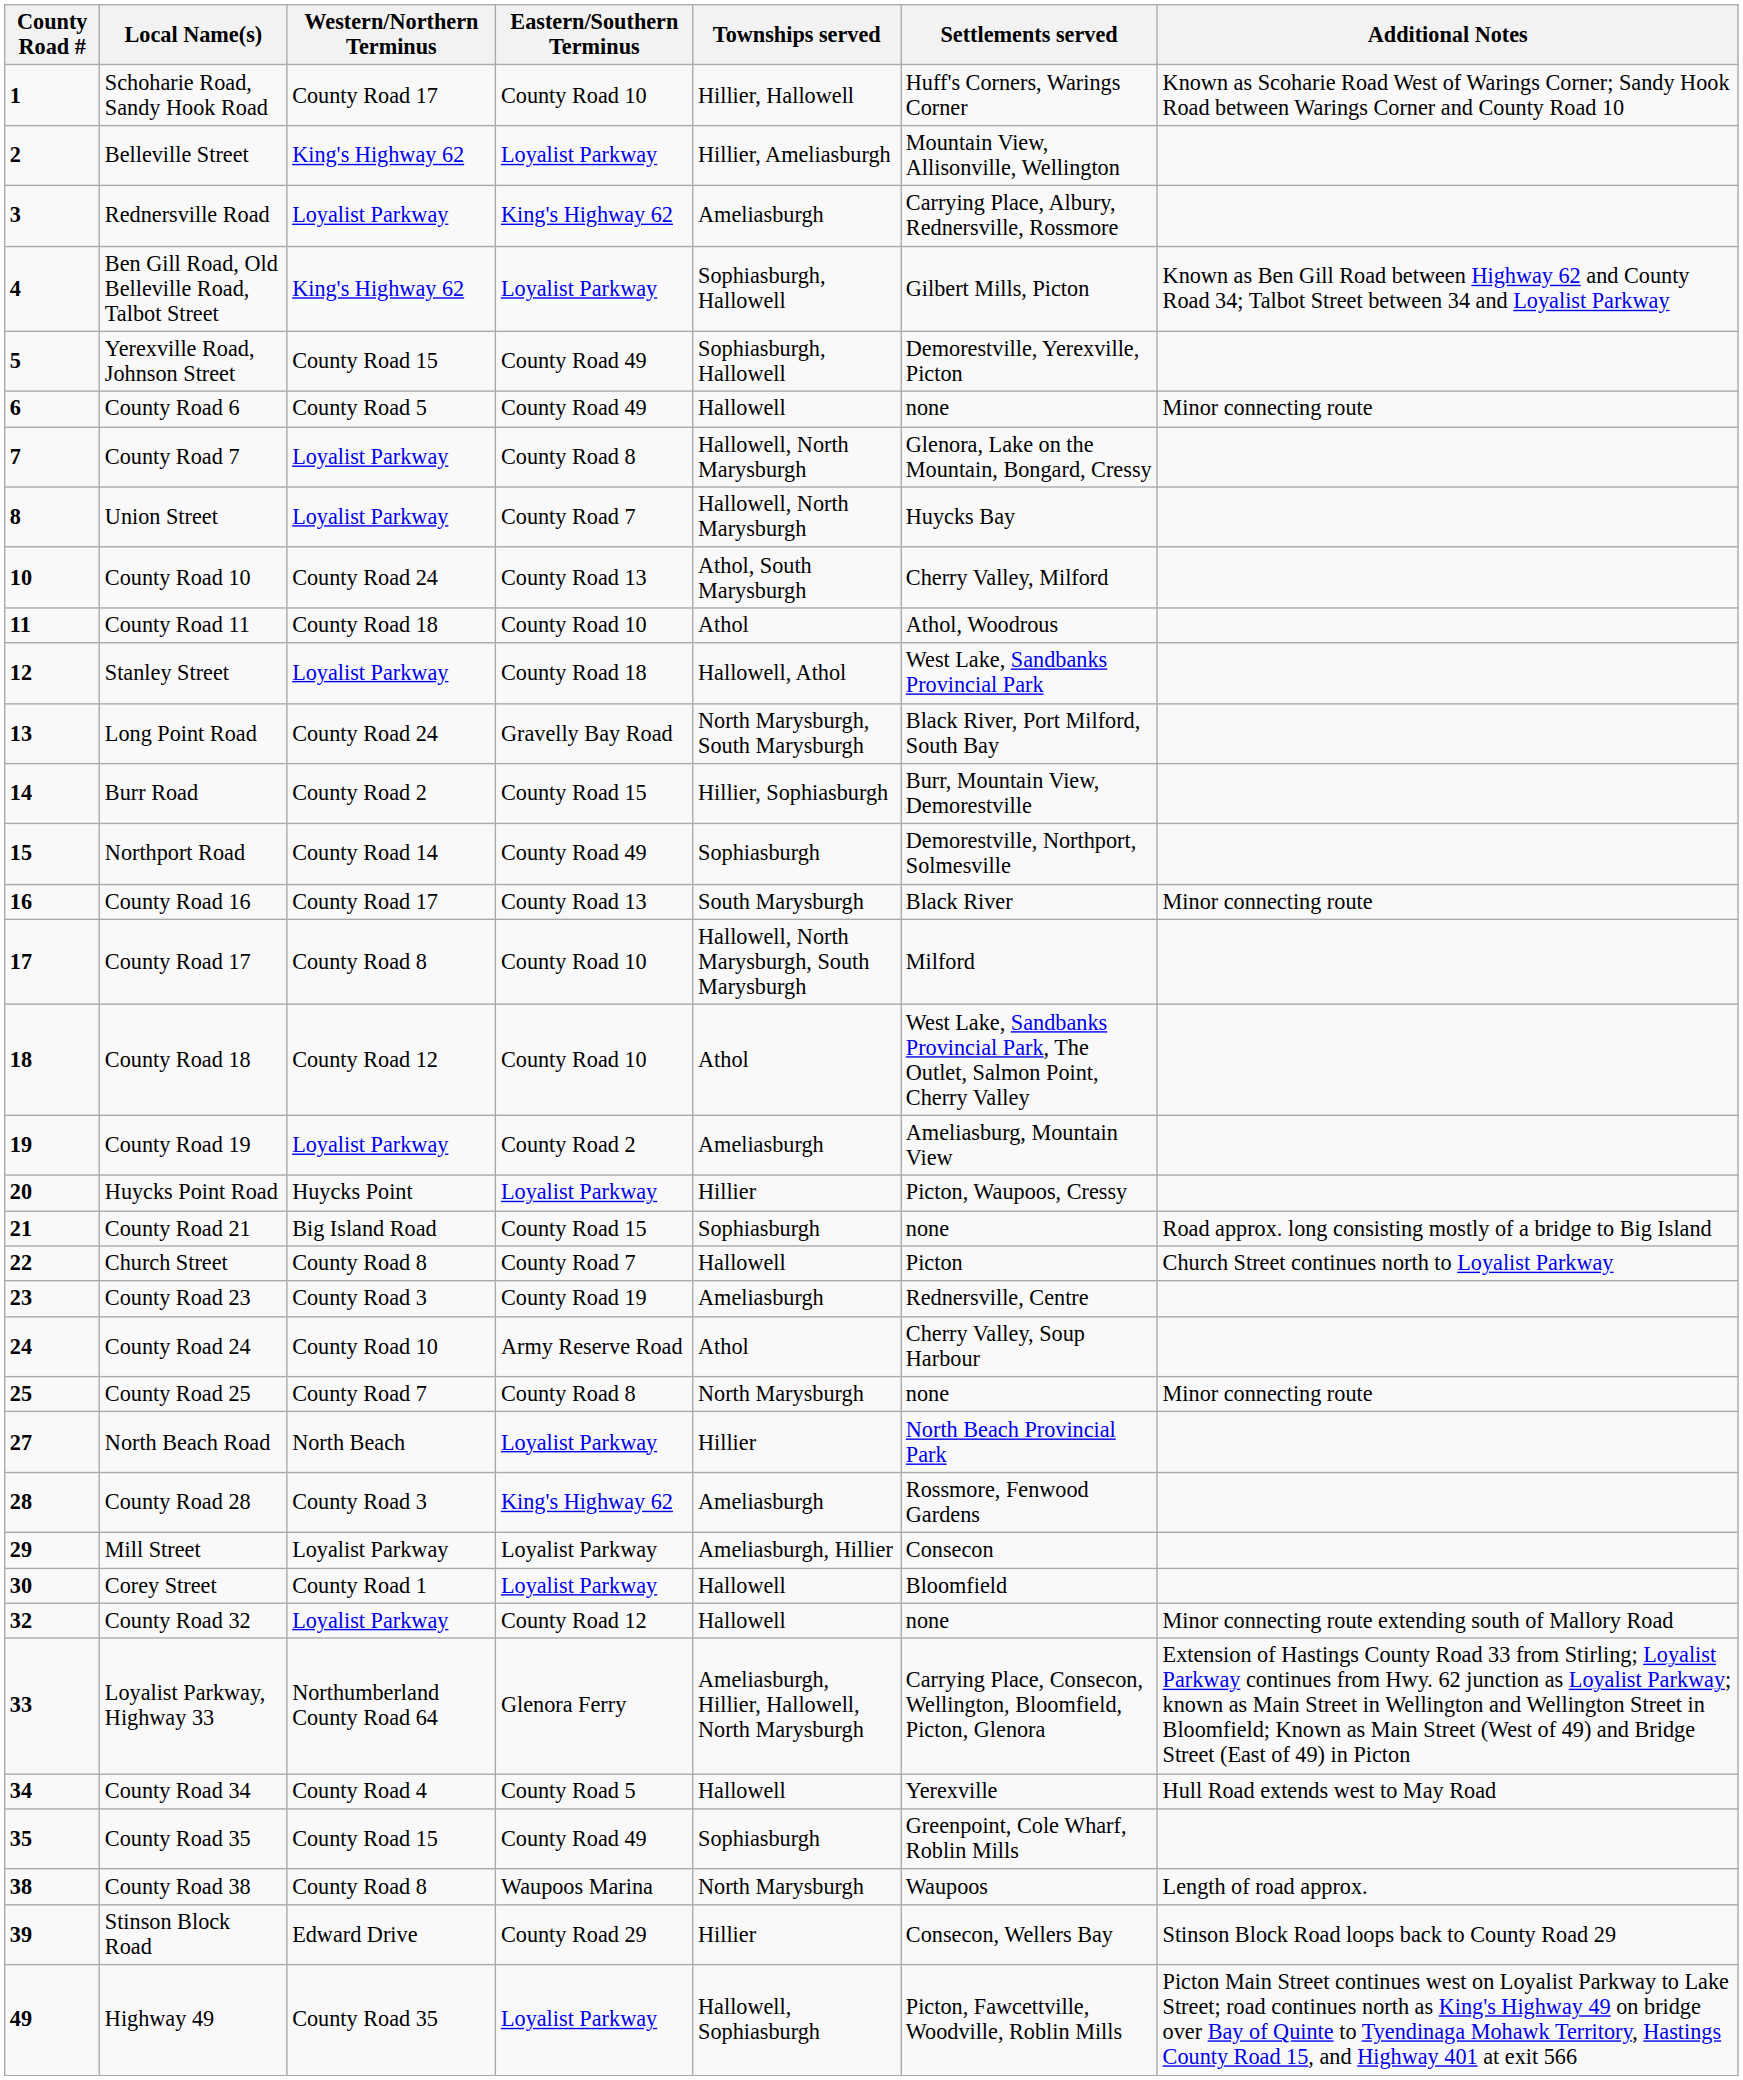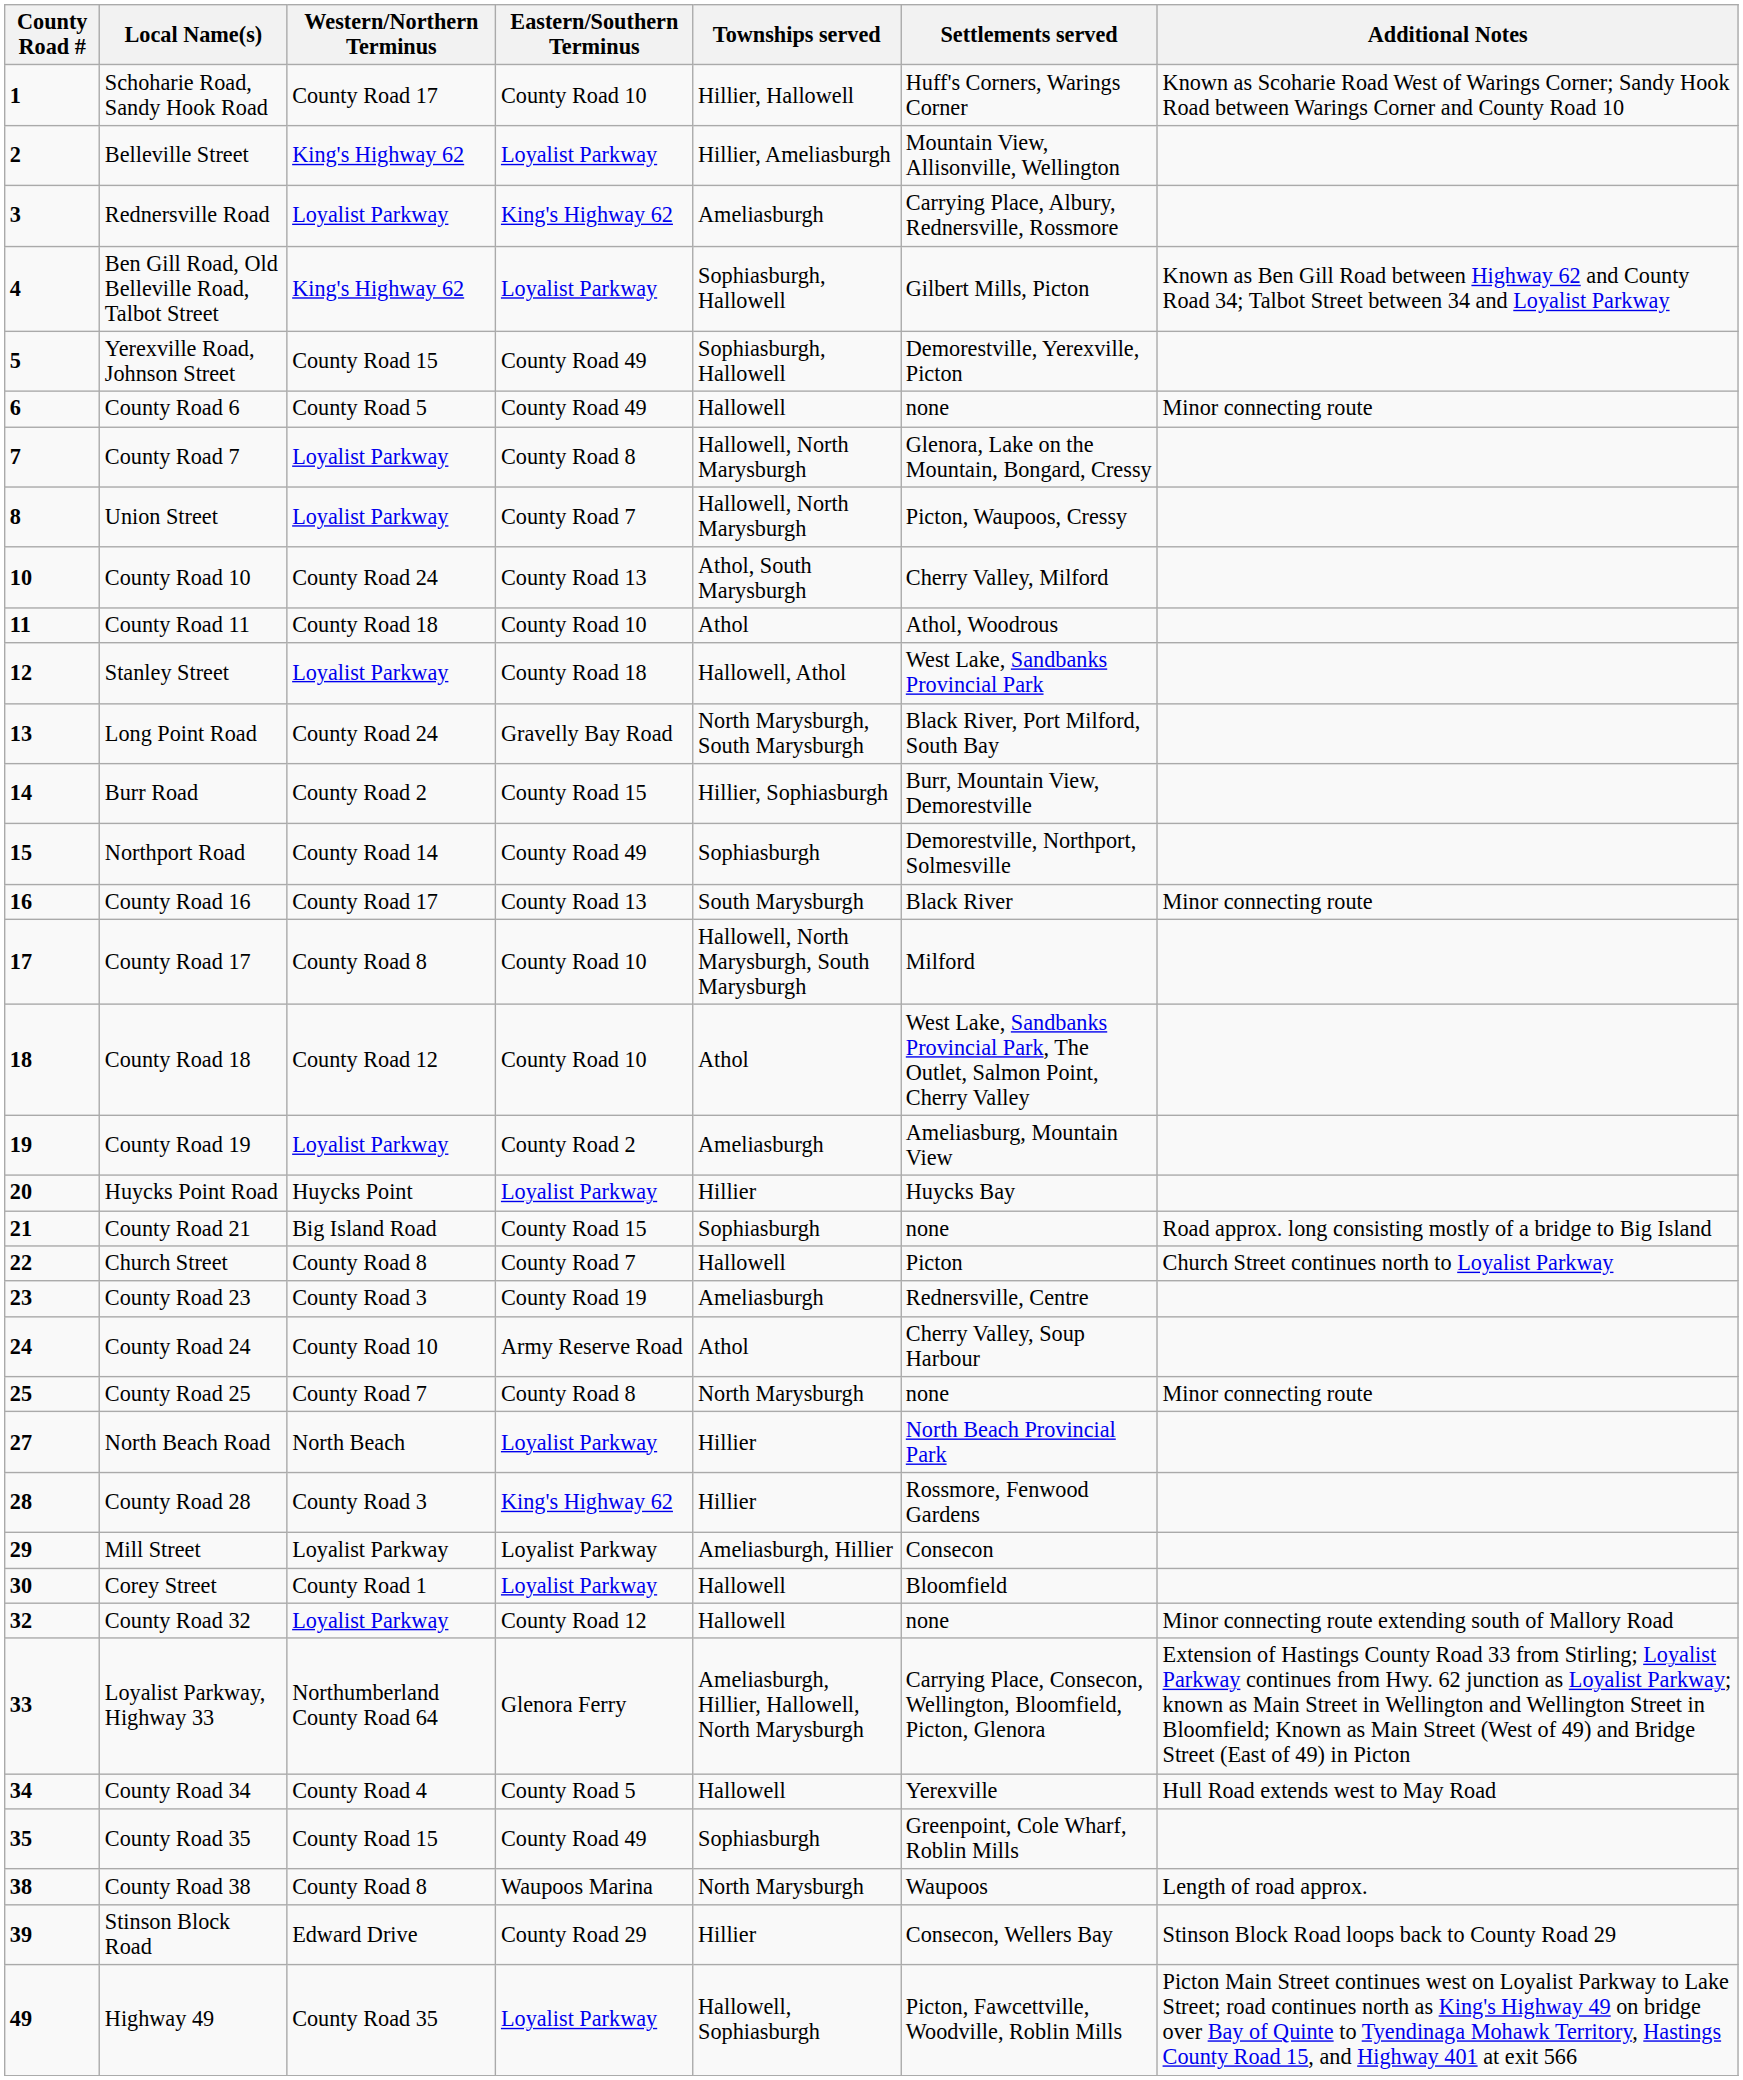(960, 516) Huycks Bay -> (1017, 516) Picton, Waupoos, Cressy
(1017, 1192) Picton, Waupoos, Cressy -> (960, 1192) Huycks Bay
(761, 1502) Ameliasburgh -> (727, 1502) Hillier
